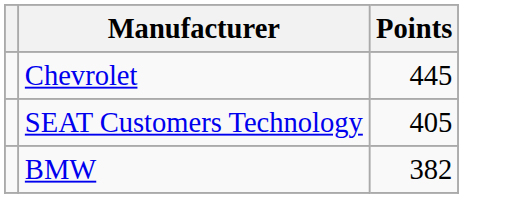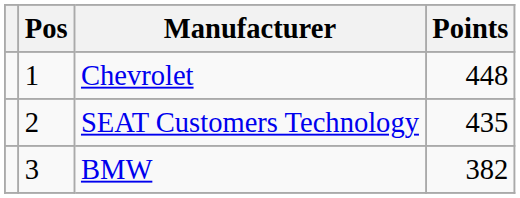+ column: (46, 28)
(431, 75) 445 -> (487, 75) 448
(431, 122) 405 -> (487, 122) 435
